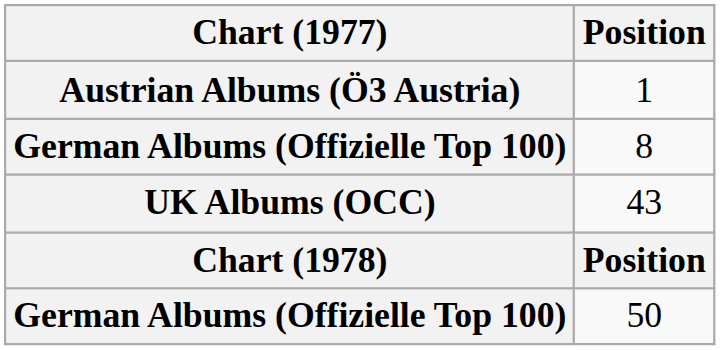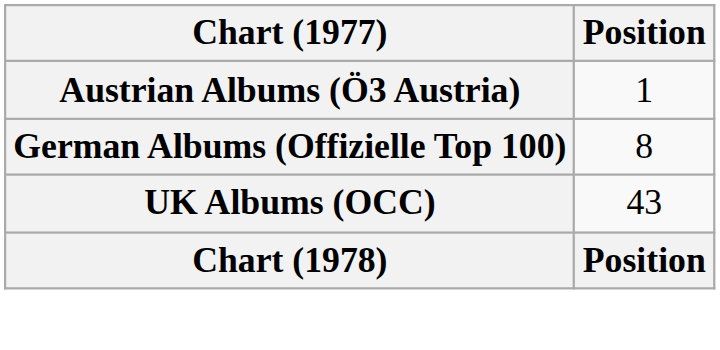- row: (644, 315)
